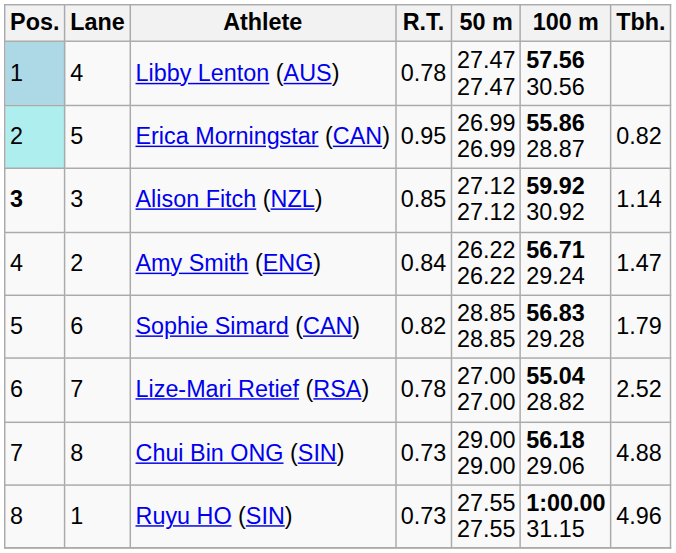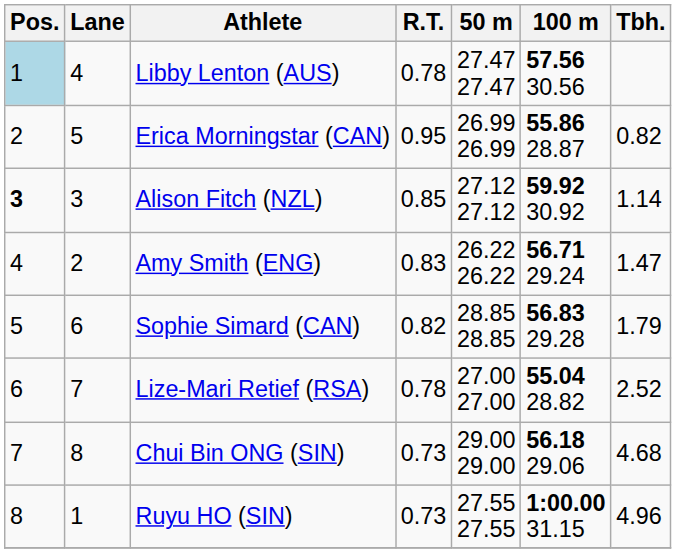(17, 136) paleturquoise background -> (17, 136) no background
(423, 263) 0.84 -> (423, 263) 0.83
(639, 453) 4.88 -> (639, 453) 4.68
